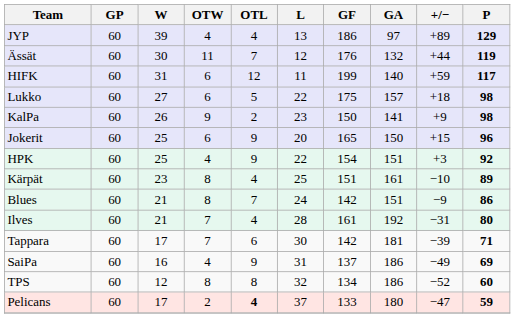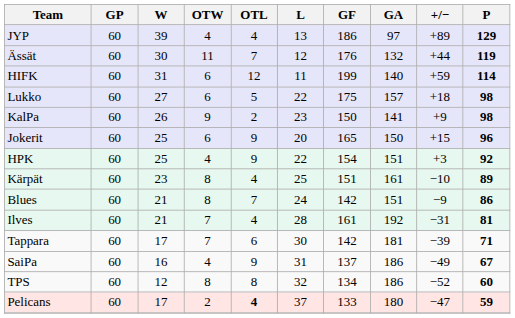(486, 76) 117 -> (486, 76) 114
(486, 220) 80 -> (486, 220) 81
(486, 261) 69 -> (486, 261) 67
